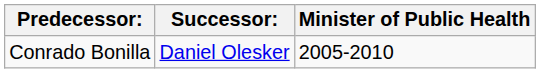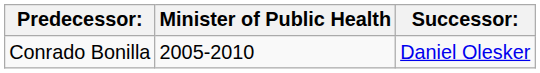columns swapped: (415, 20) <-> (225, 20)
